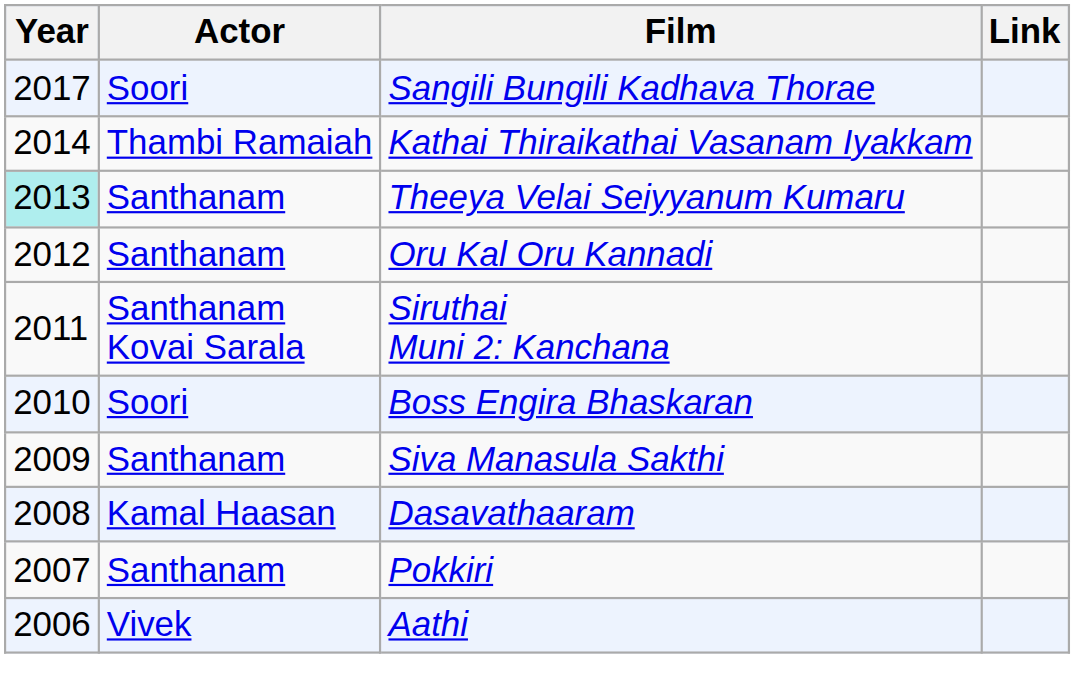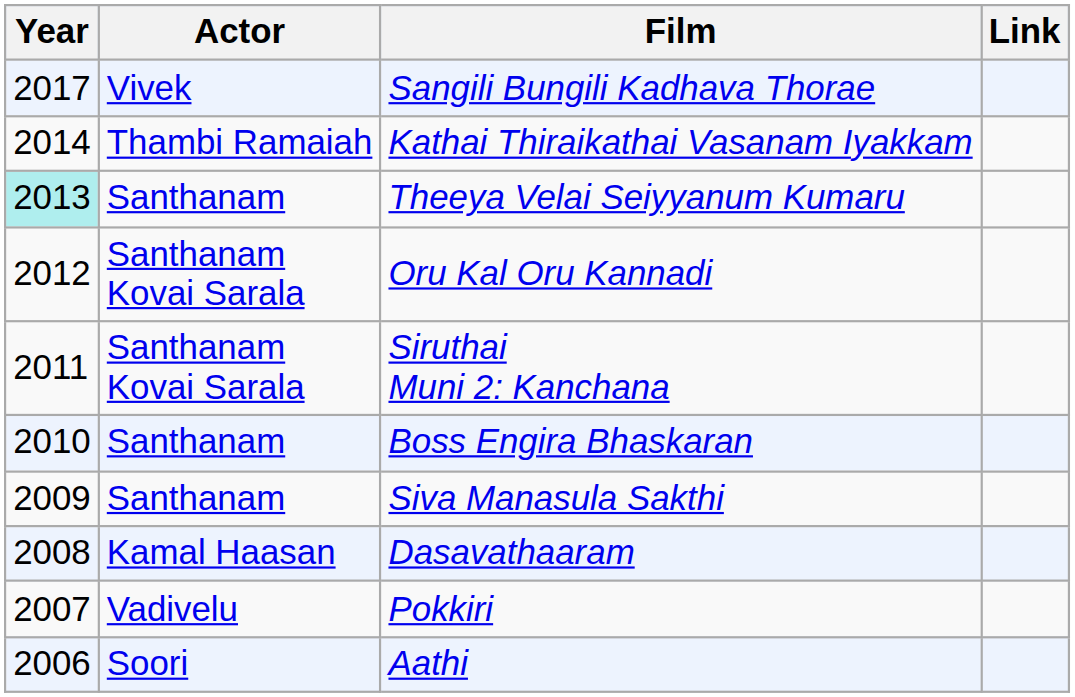(148, 87) Soori -> (149, 87) Vivek
(196, 253) Santhanam -> (206, 273) Santhanam Kovai Sarala
(148, 403) Soori -> (196, 442) Santhanam
(196, 569) Santhanam -> (172, 608) Vadivelu
(149, 624) Vivek -> (148, 663) Soori
